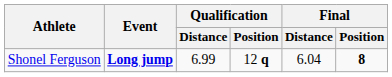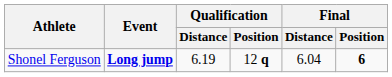(203, 60) 6.99 -> (203, 60) 6.19
(362, 60) 8 -> (362, 60) 6
